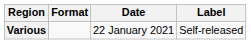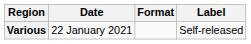columns swapped: (134, 13) <-> (70, 13)
